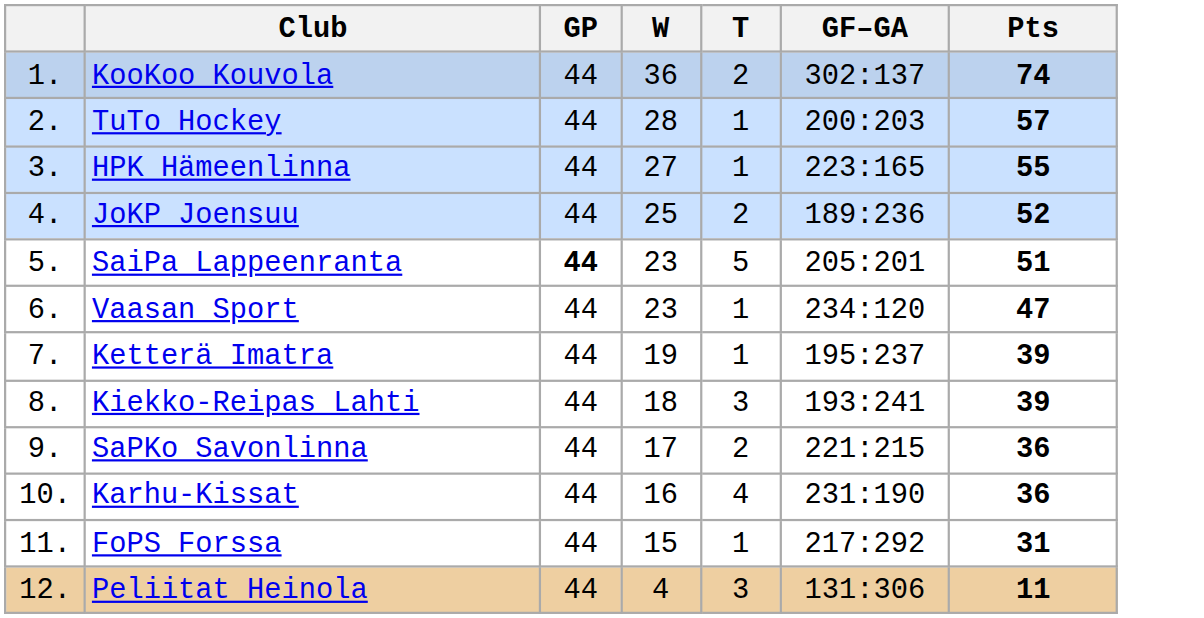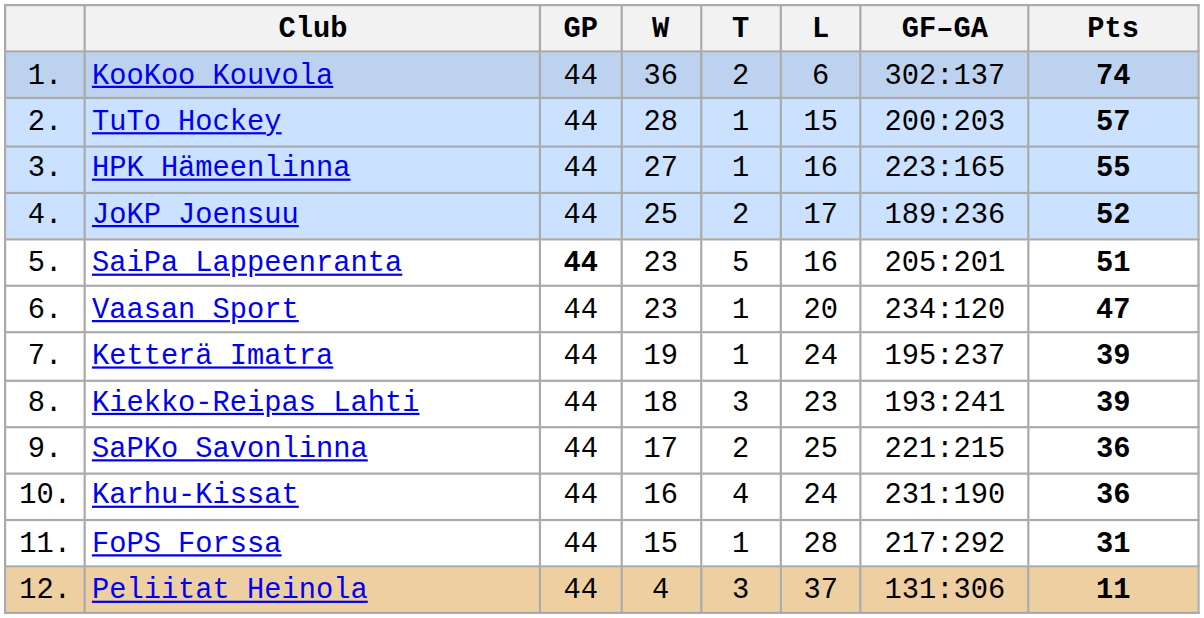+ column: (821, 29)
